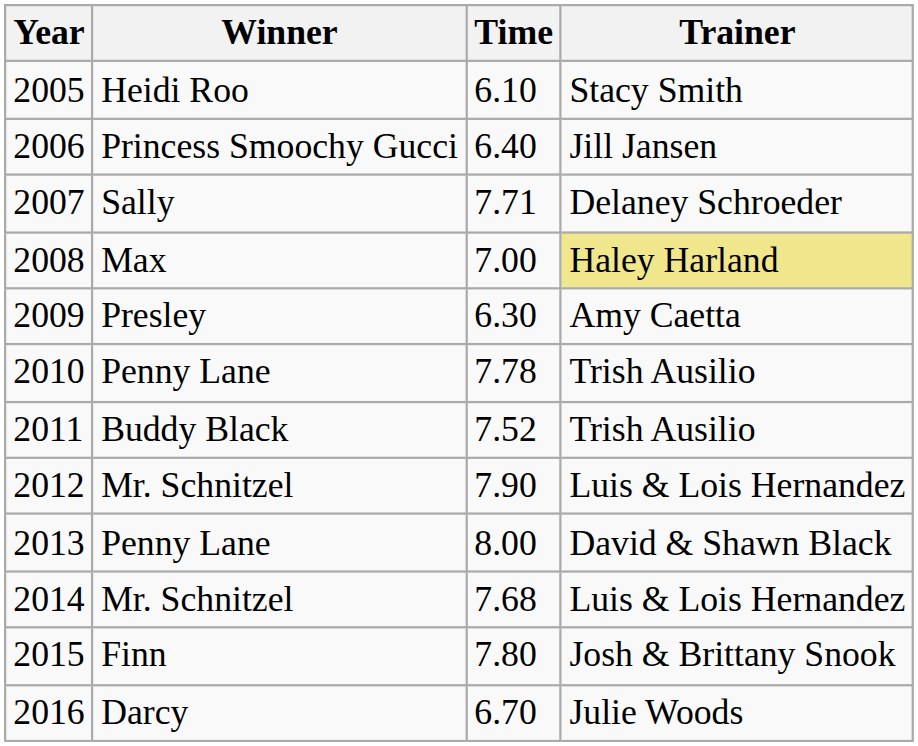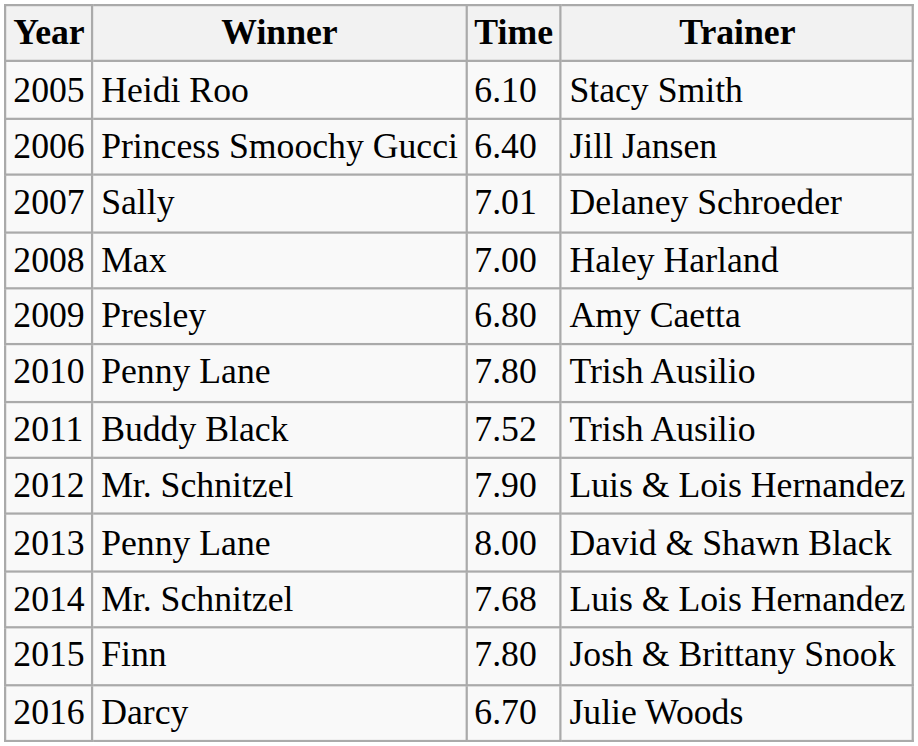(506, 202) 7.71 -> (506, 202) 7.01
(674, 259) khaki background -> (674, 259) no background
(506, 315) 6.30 -> (506, 315) 6.80
(506, 372) 7.78 -> (506, 372) 7.80
